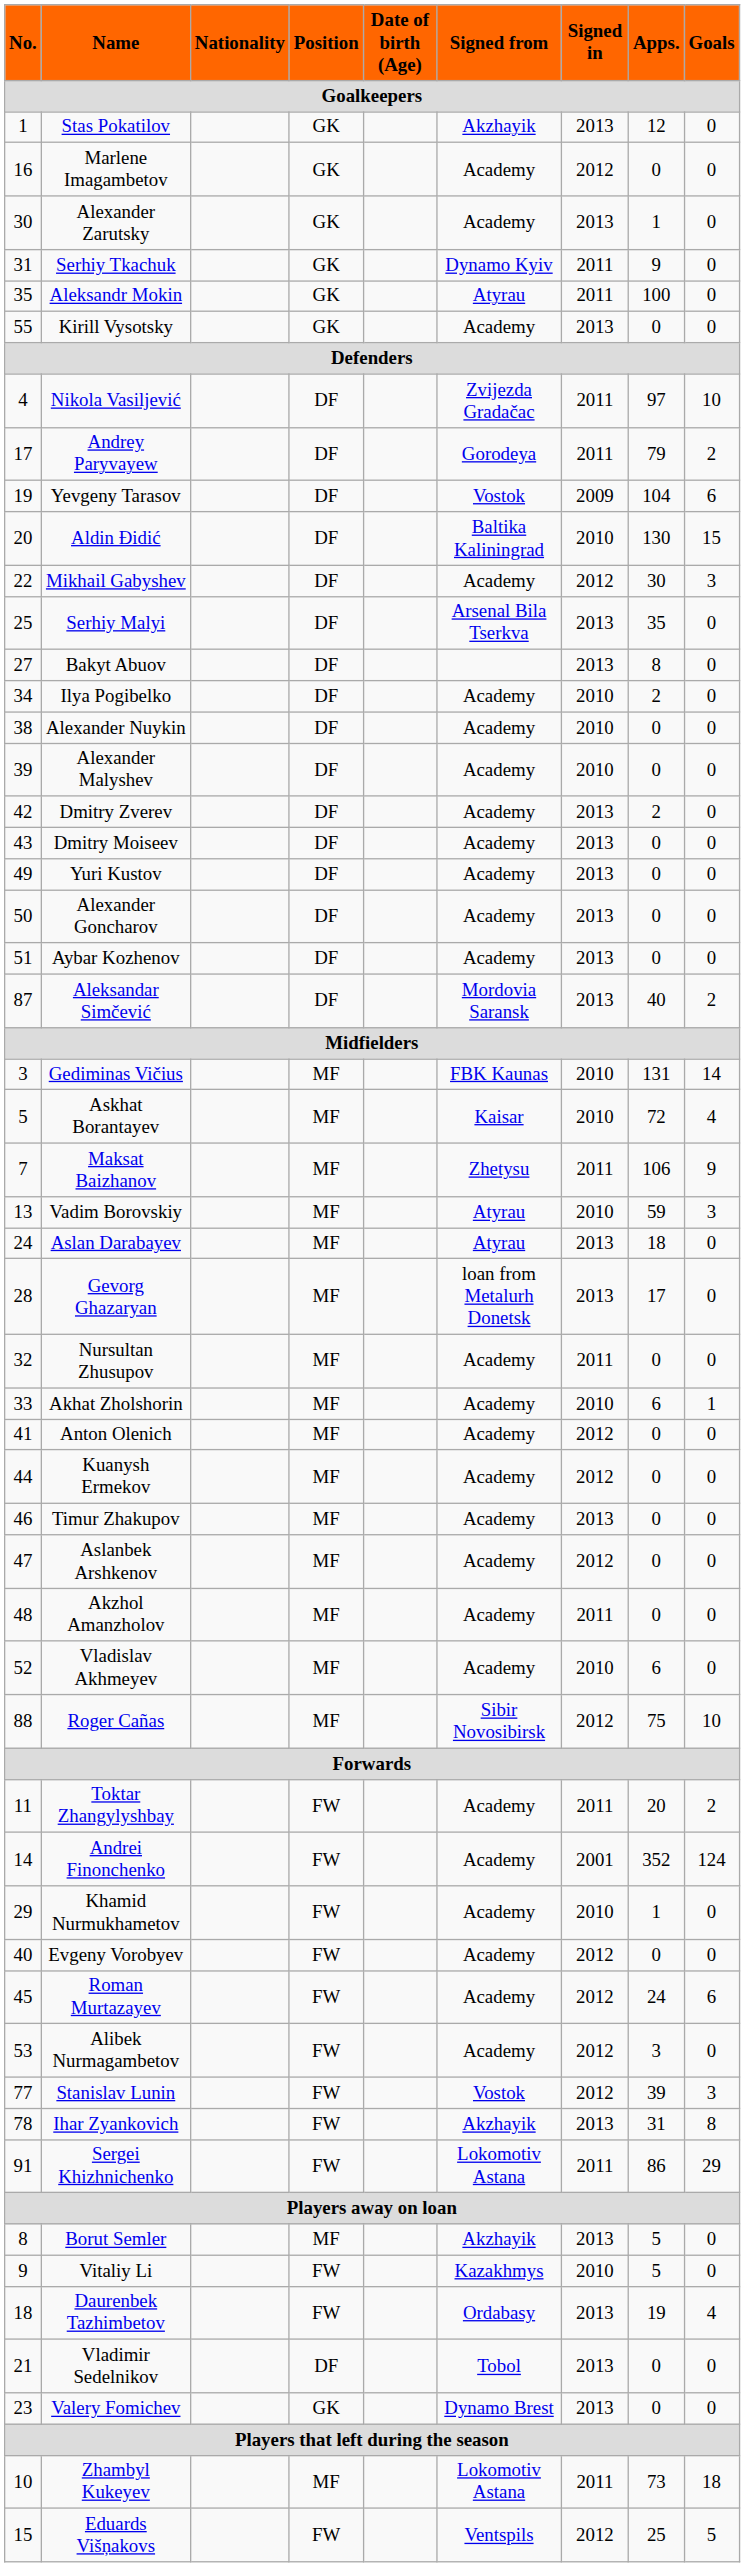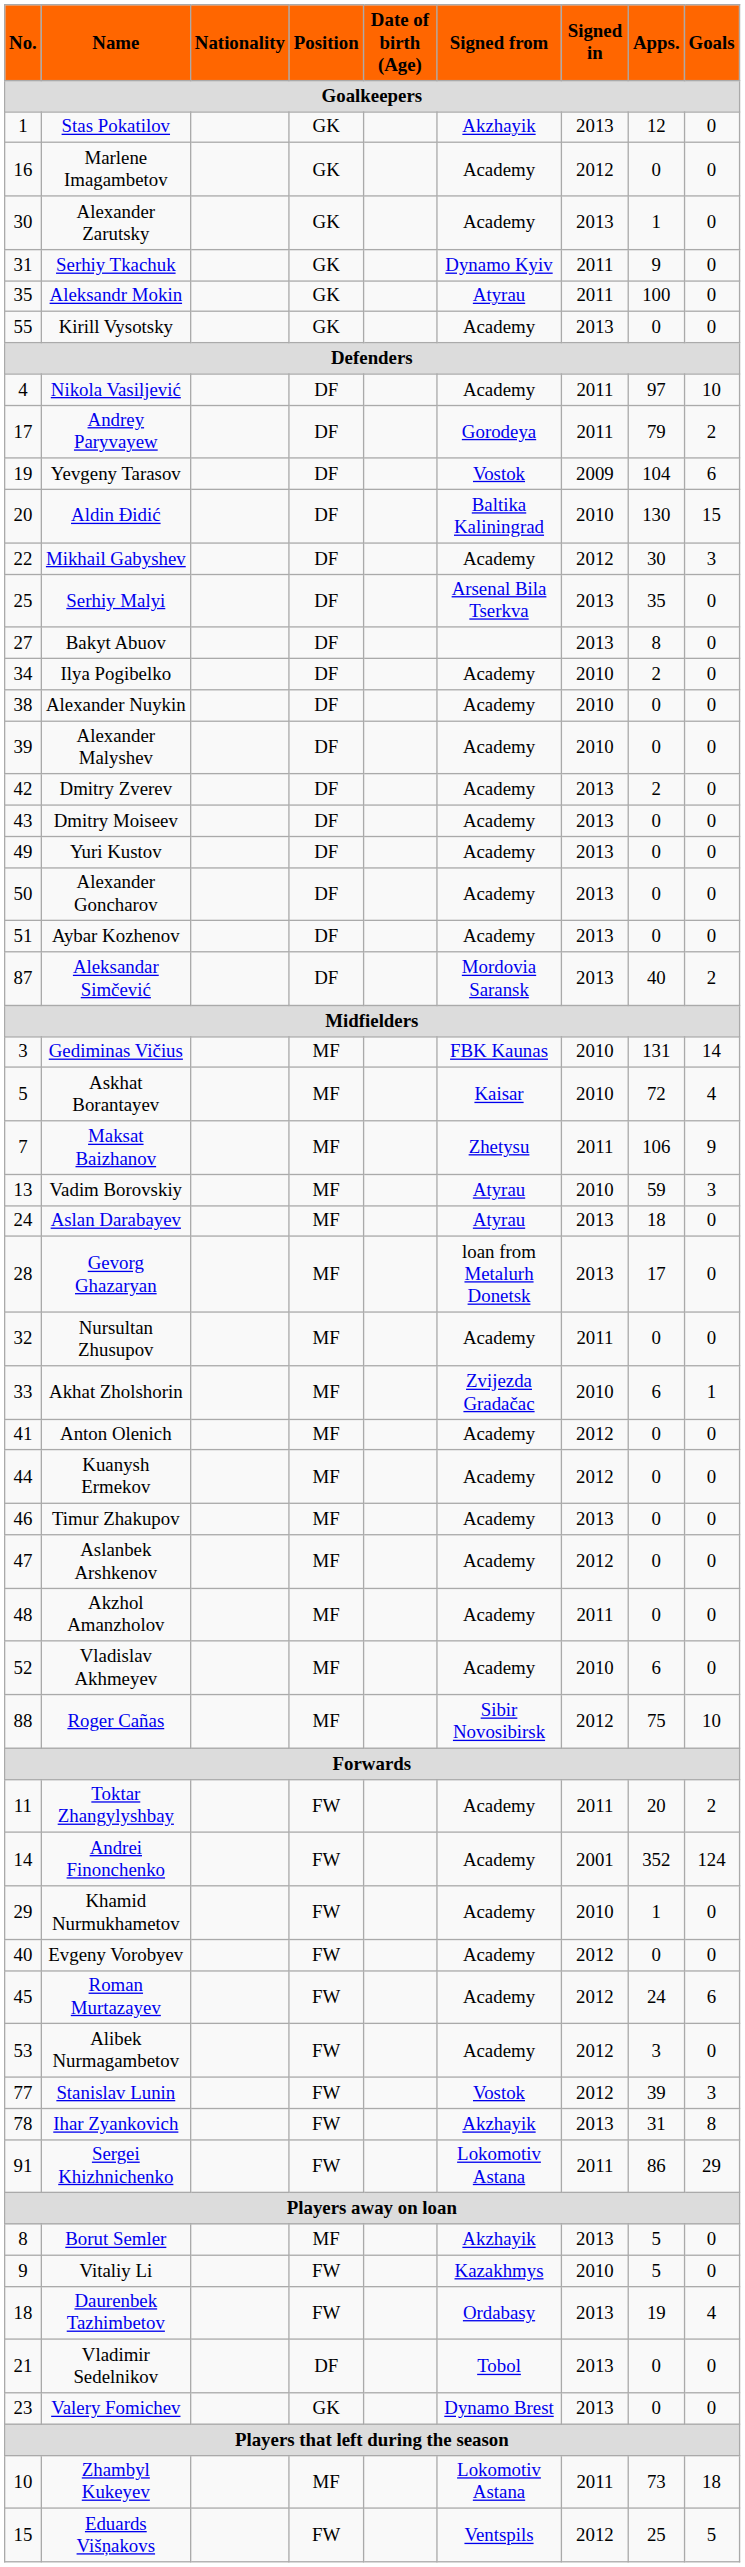(499, 400) Zvijezda Gradačac -> (499, 389) Academy
(499, 1403) Academy -> (499, 1392) Zvijezda Gradačac
